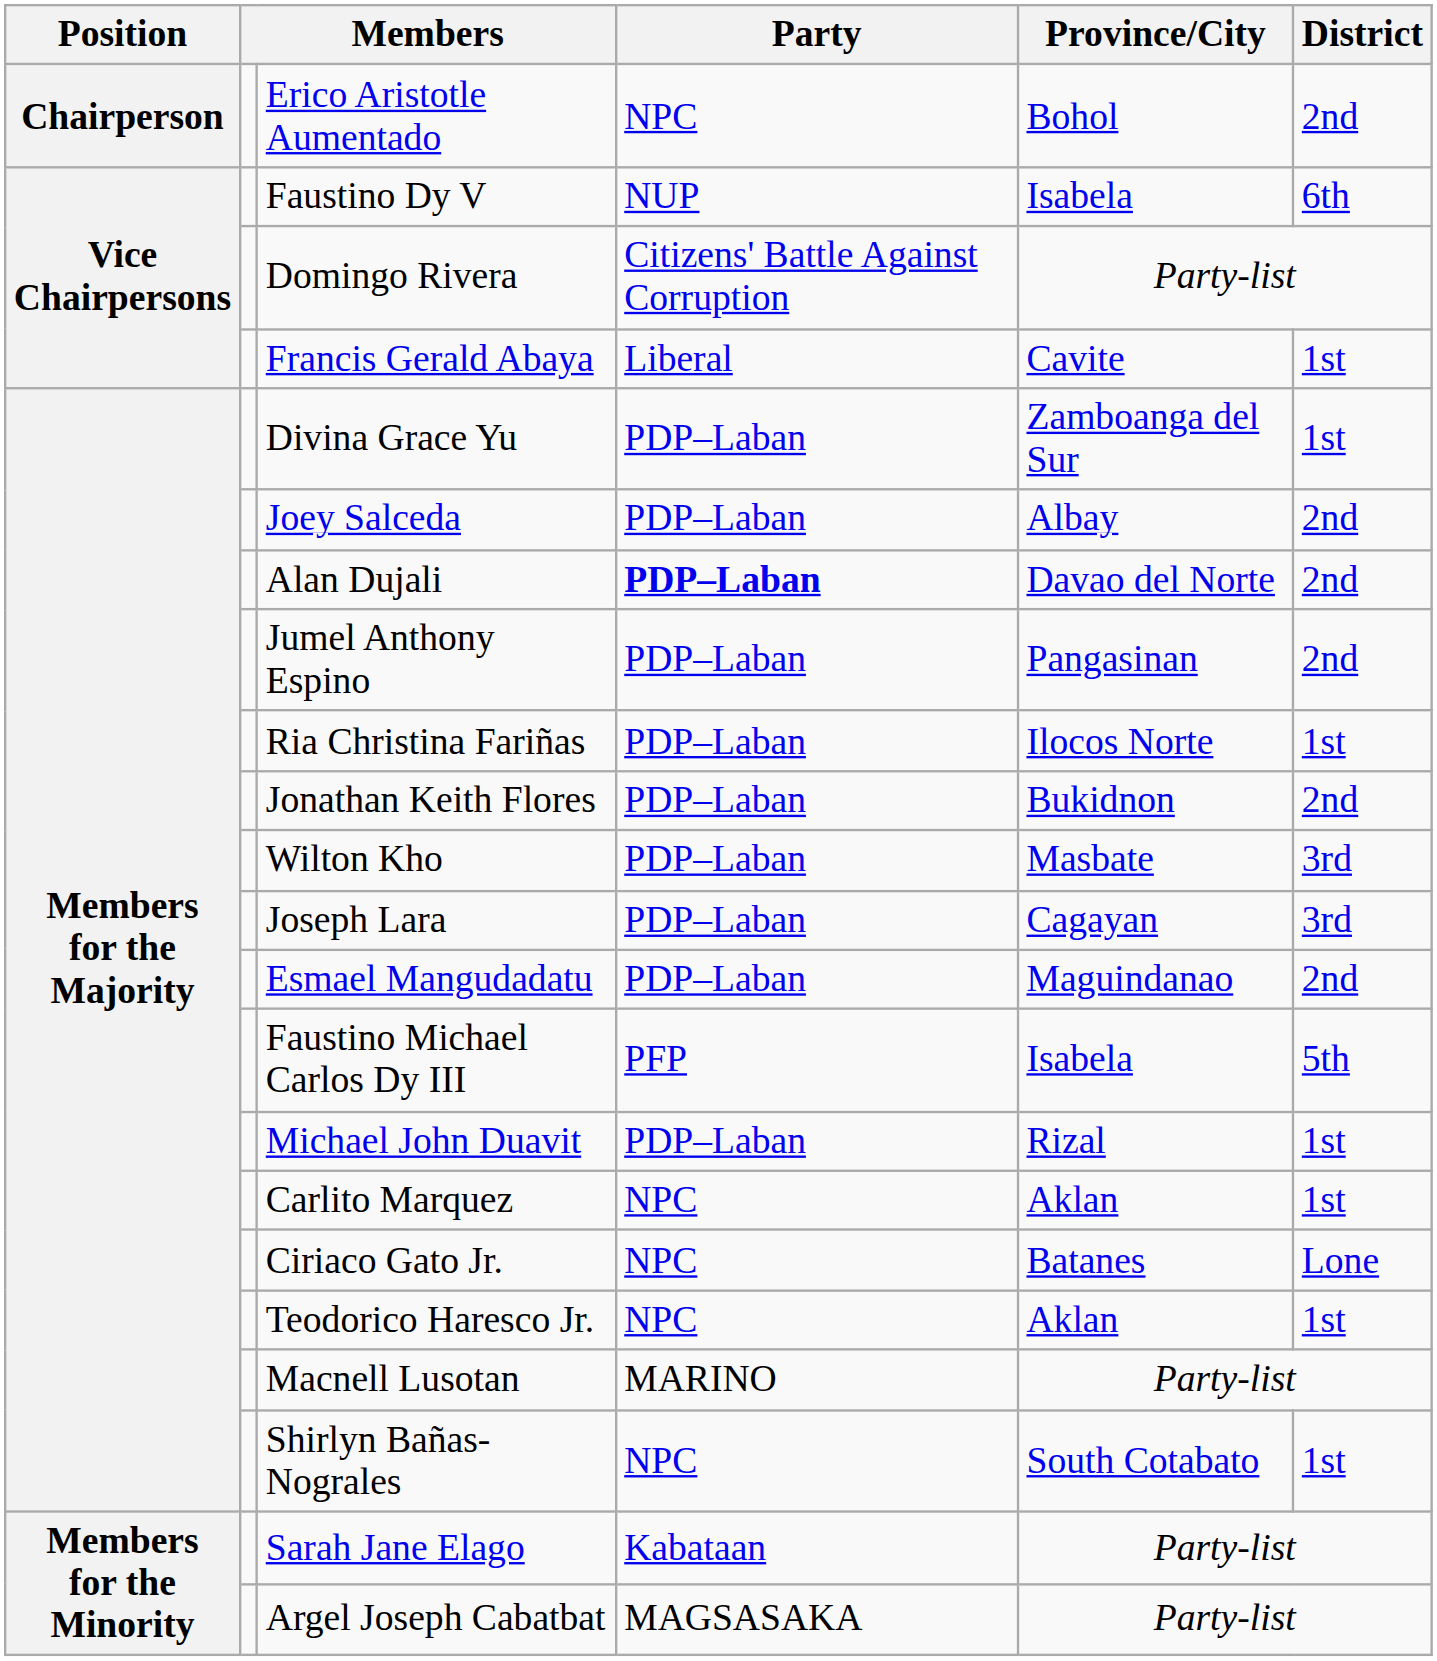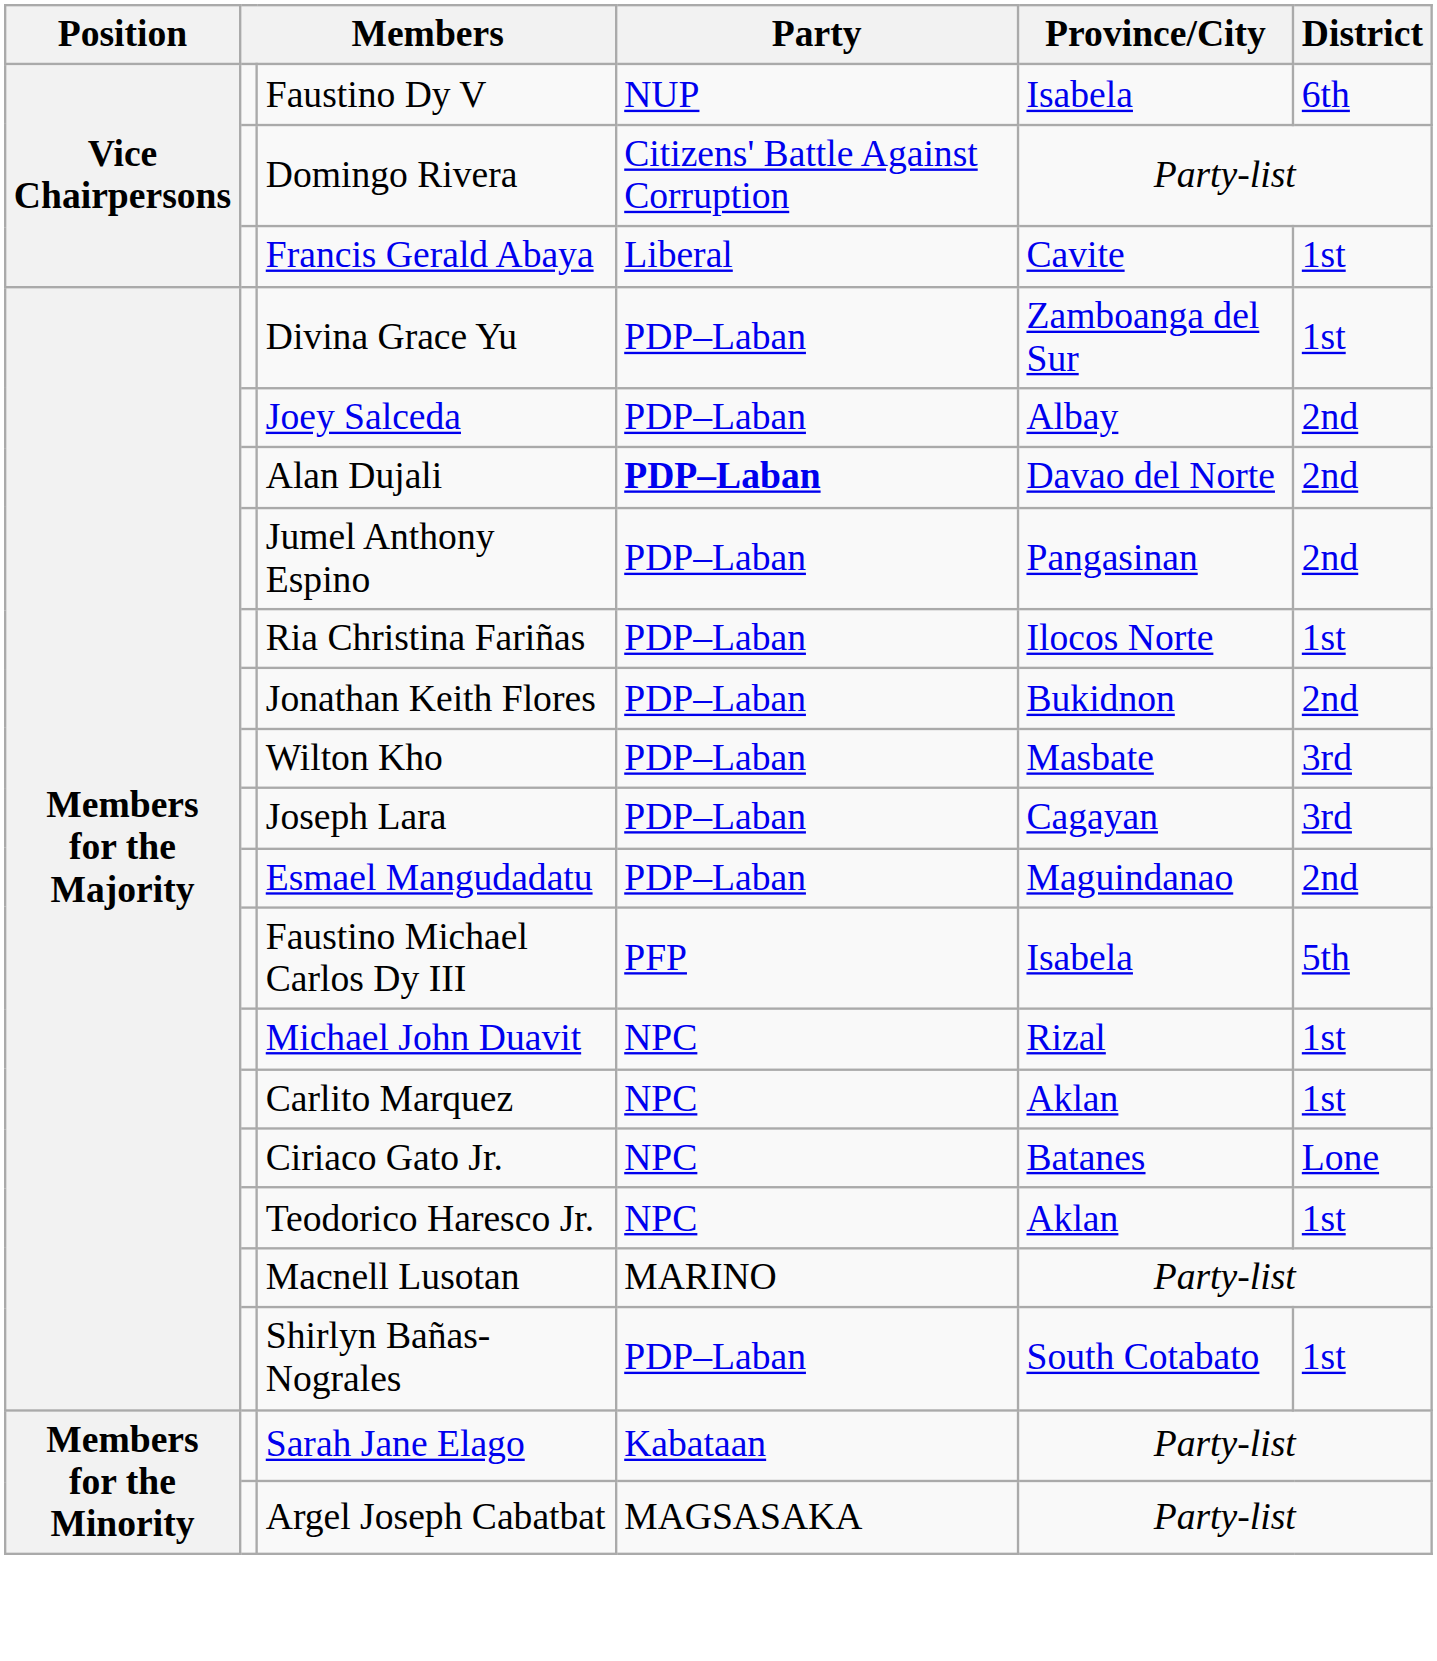- row: (376, 115)
(715, 1140) PDP–Laban -> (661, 1038) NPC
(661, 1459) NPC -> (715, 1357) PDP–Laban
